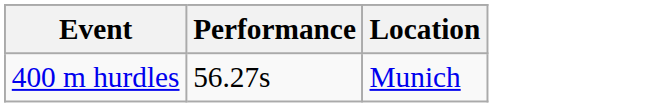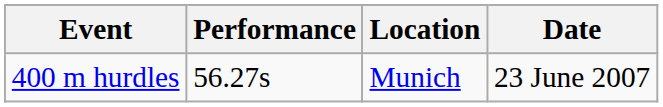+ column: (572, 28)
